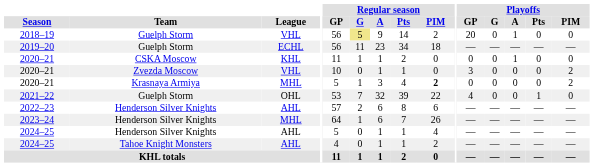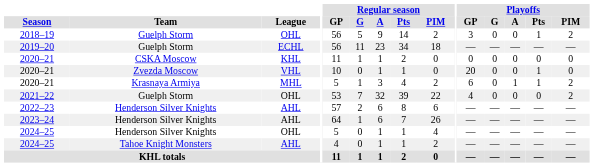(291, 34) VHL -> (291, 34) OHL
(360, 34) khaki background -> (360, 34) no background
(471, 34) 20 -> (471, 34) 3
(515, 34) 1 -> (515, 34) 0
(539, 34) 0 -> (539, 34) 1
(571, 34) 0 -> (571, 34) 2
(515, 59) 1 -> (515, 59) 0
(471, 71) 3 -> (471, 71) 20
(539, 71) 0 -> (539, 71) 1
(571, 71) 2 -> (571, 71) 0
(436, 83) bold -> (436, 83) normal
(471, 83) 0 -> (471, 83) 6
(515, 83) 0 -> (515, 83) 1
(539, 83) 0 -> (539, 83) 1
(539, 95) 1 -> (539, 95) 0
(571, 95) 0 -> (571, 95) 2
(291, 120) MHL -> (291, 120) AHL
(291, 132) AHL -> (291, 132) OHL
